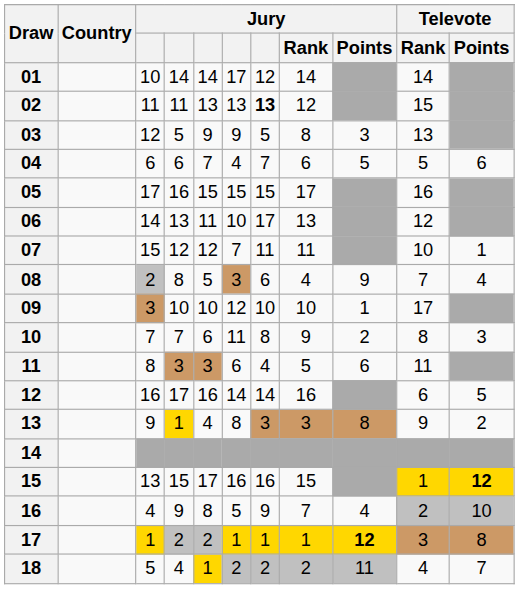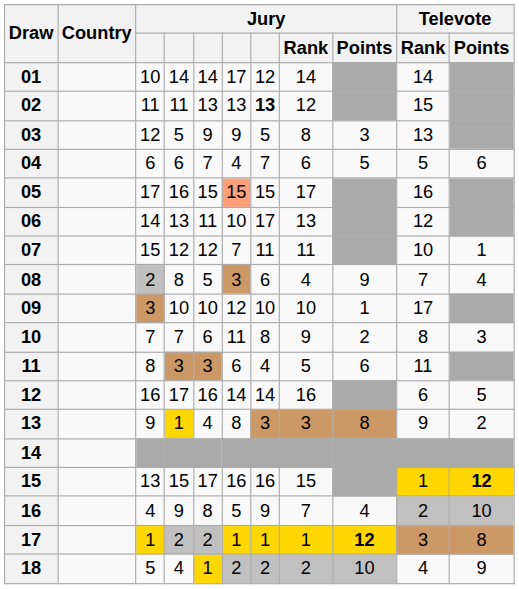(236, 192) no background -> (236, 192) lightsalmon background
(364, 568) 11 -> (364, 568) 10
(482, 568) 7 -> (482, 568) 9
